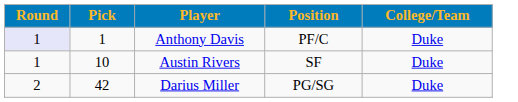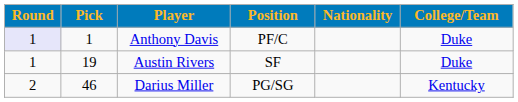+ column: (358, 16)
(102, 62) 10 -> (89, 62) 19
(102, 85) 42 -> (89, 85) 46
(427, 85) Duke -> (456, 85) Kentucky
